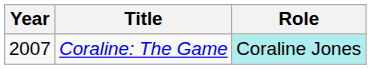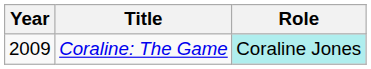(30, 49) 2007 -> (30, 49) 2009
